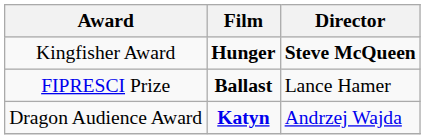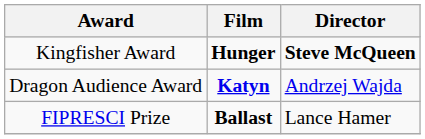rows swapped: (106, 85) <-> (106, 117)
